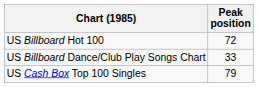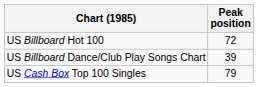(231, 57) 33 -> (231, 57) 39
